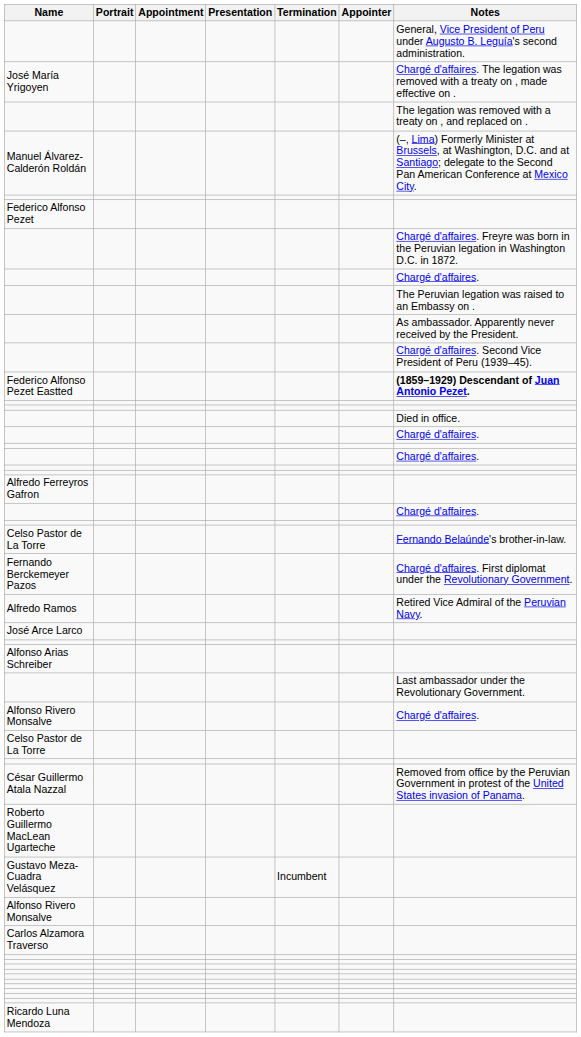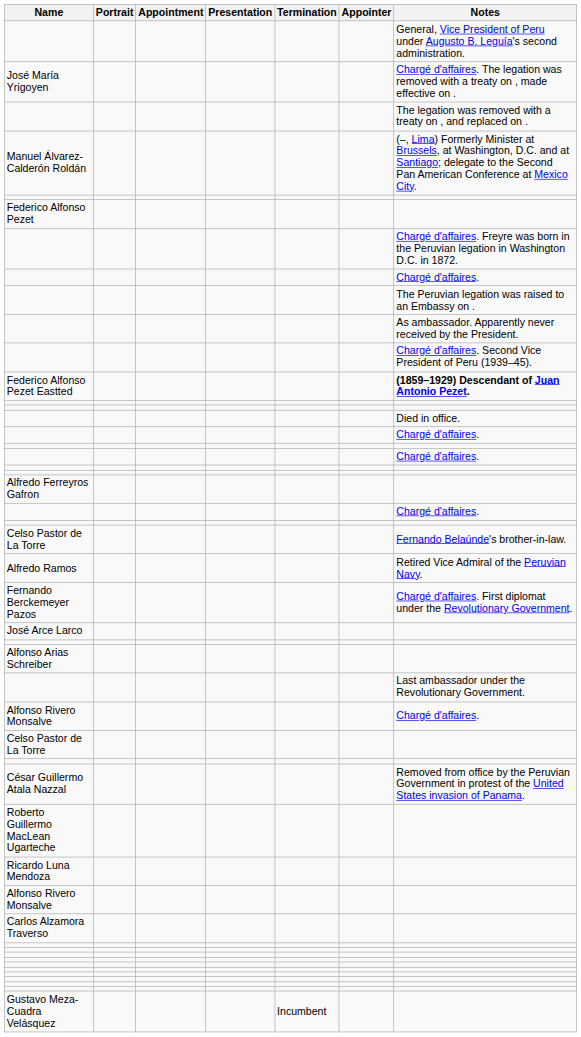rows swapped: (38, 574) <-> (42, 608)
rows swapped: (38, 1017) <-> (43, 877)
